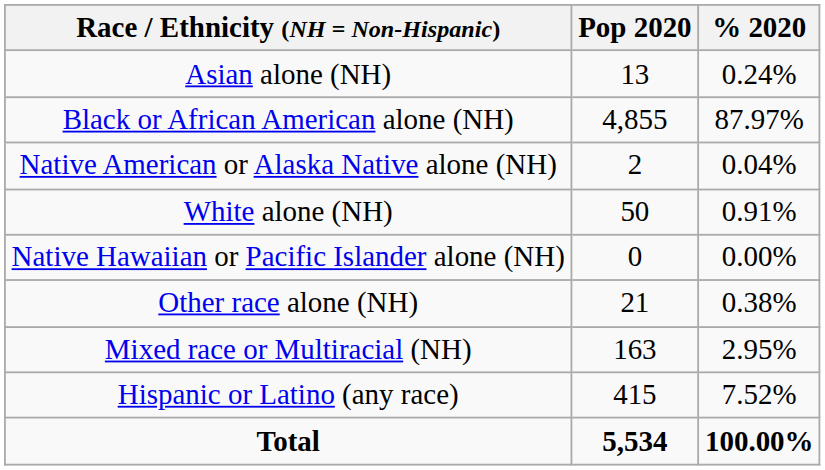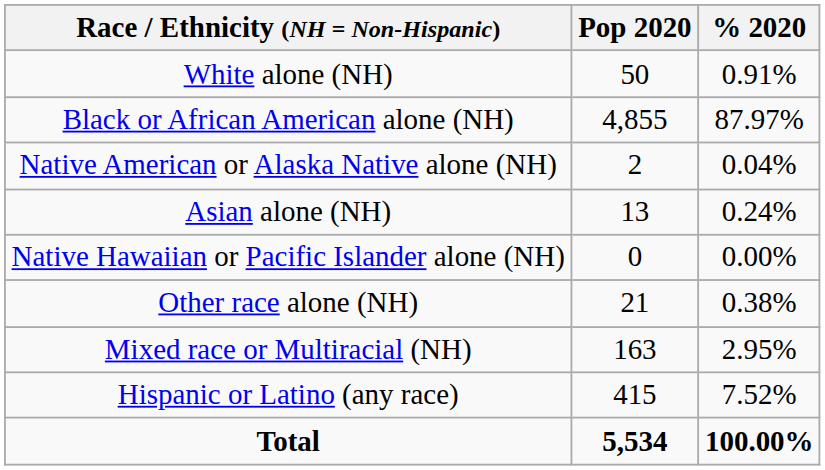rows swapped: (288, 211) <-> (288, 73)
